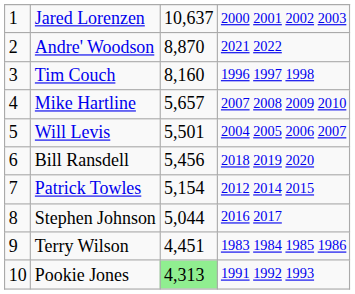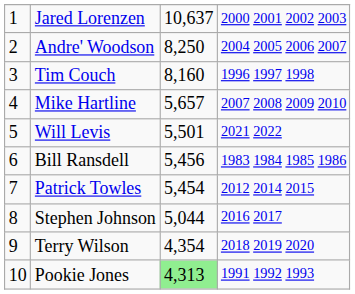(184, 47) 8,870 -> (184, 47) 8,250
(251, 47) 2021 2022 -> (284, 47) 2004 2005 2006 2007
(284, 132) 2004 2005 2006 2007 -> (251, 132) 2021 2022
(267, 160) 2018 2019 2020 -> (284, 160) 1983 1984 1985 1986
(184, 189) 5,154 -> (184, 189) 5,454
(184, 246) 4,451 -> (184, 246) 4,354
(284, 246) 1983 1984 1985 1986 -> (267, 246) 2018 2019 2020
